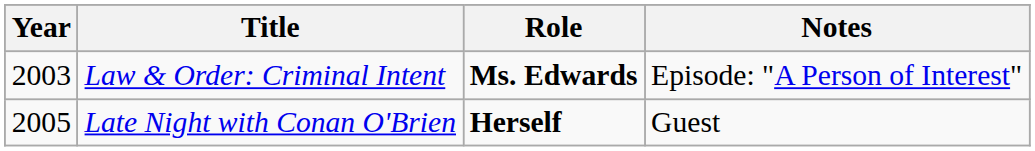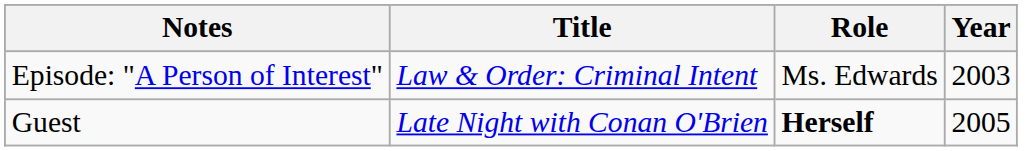columns swapped: (41, 27) <-> (837, 27)
(554, 74) bold -> (860, 74) normal
